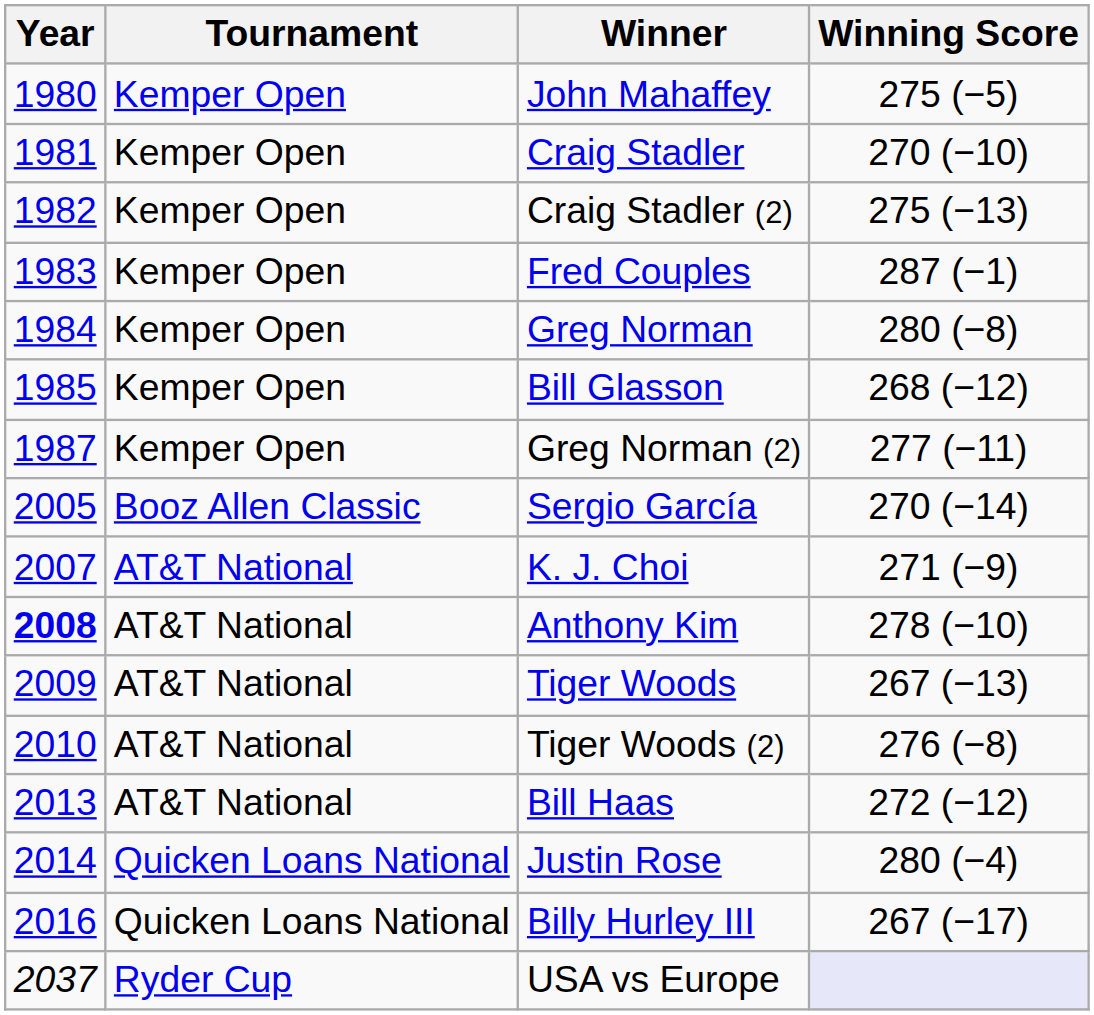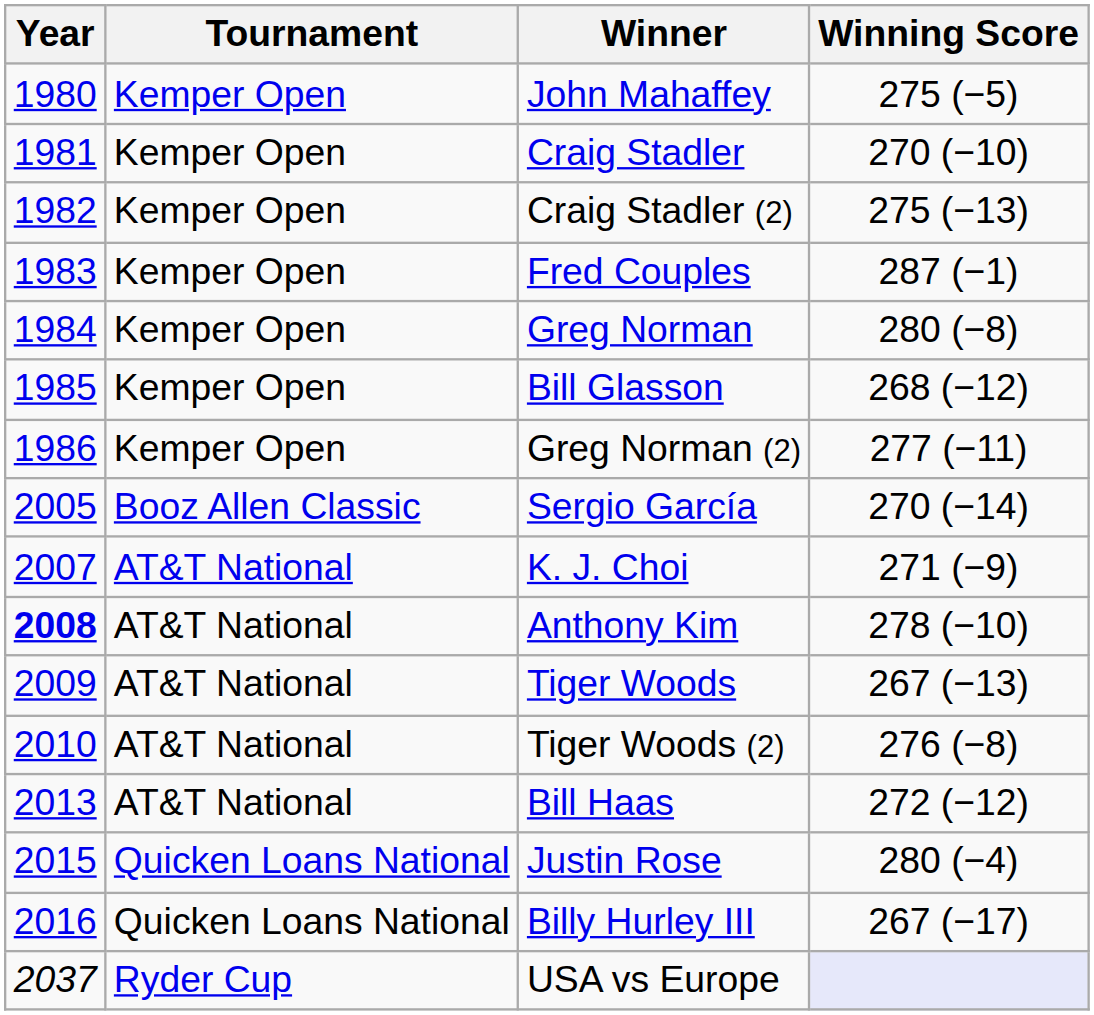(55, 447) 1987 -> (55, 447) 1986
(55, 861) 2014 -> (55, 861) 2015
